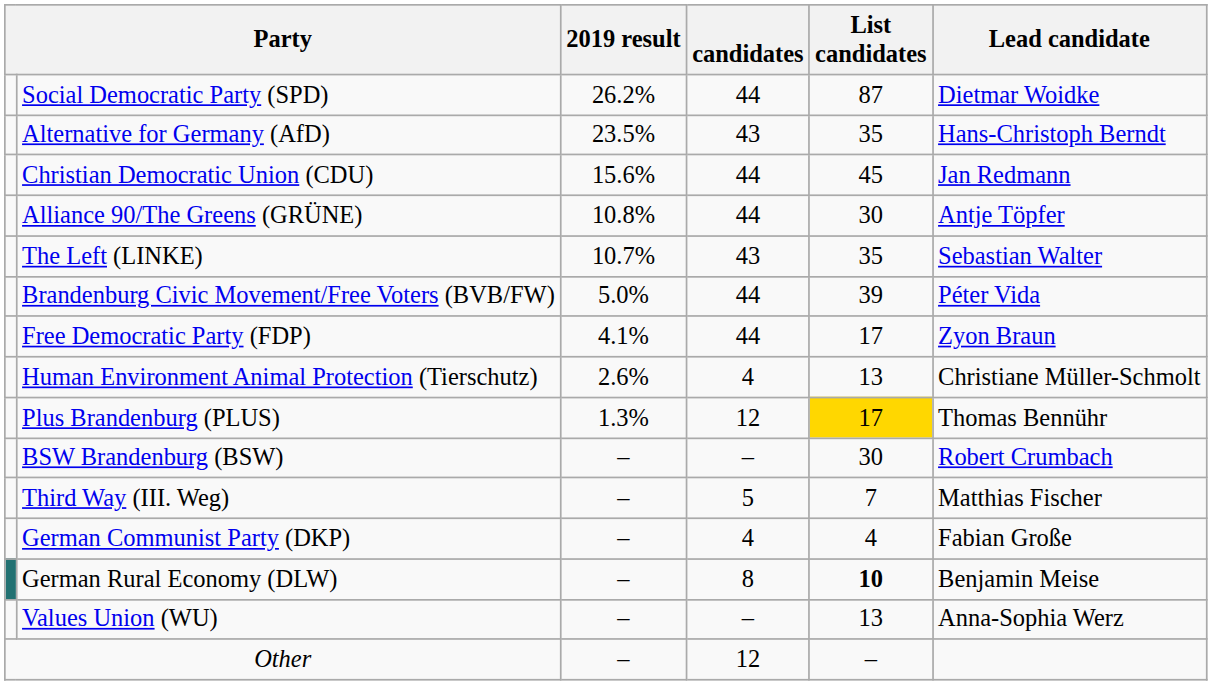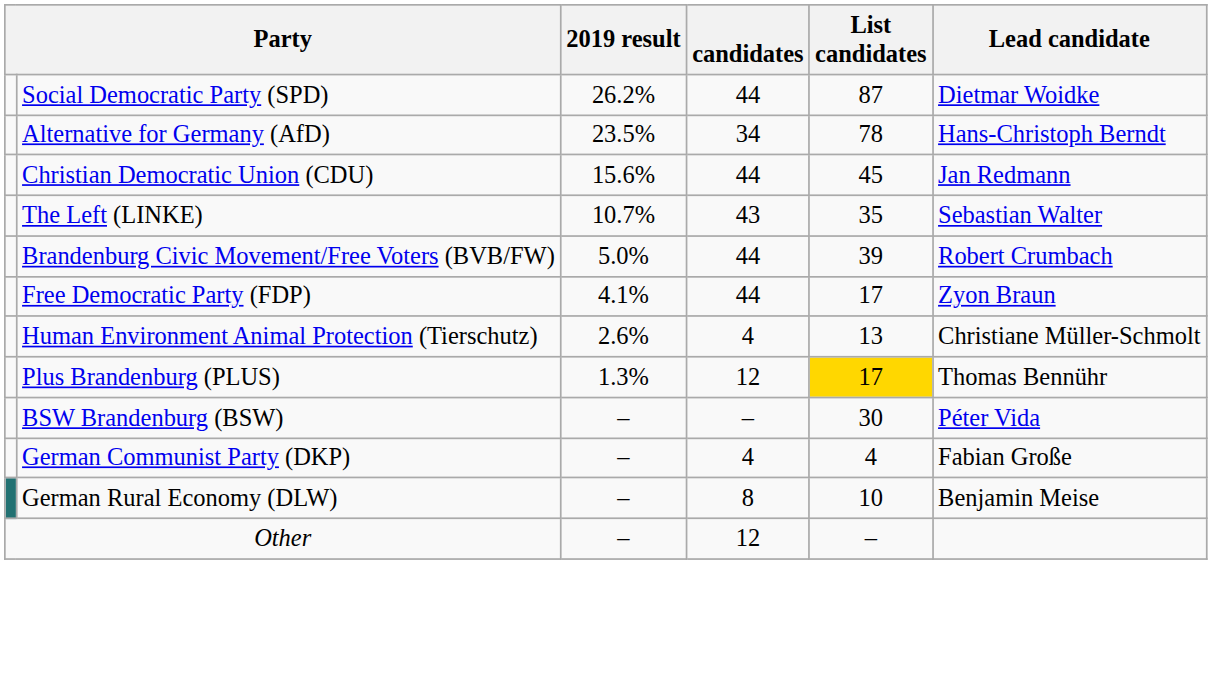(748, 134) 43 -> (748, 134) 34
(871, 134) 35 -> (871, 134) 78
- row: (192, 215)
(989, 296) Péter Vida -> (1025, 255) Robert Crumbach
(1025, 457) Robert Crumbach -> (989, 417) Péter Vida
- row: (126, 498)
(871, 578) bold -> (871, 498) normal
- row: (120, 619)
